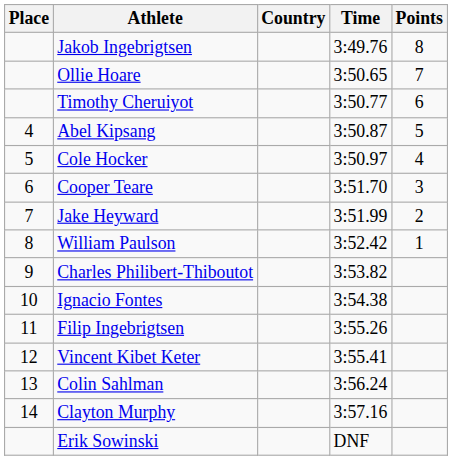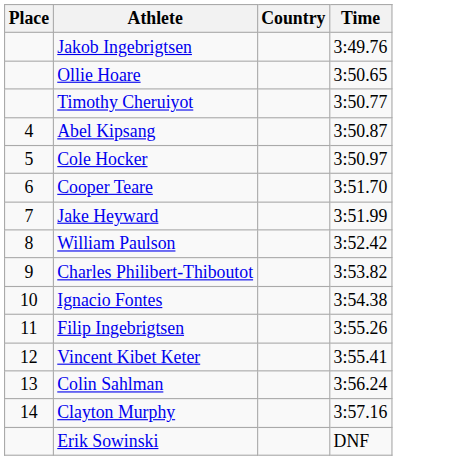- column: (419, 18)
